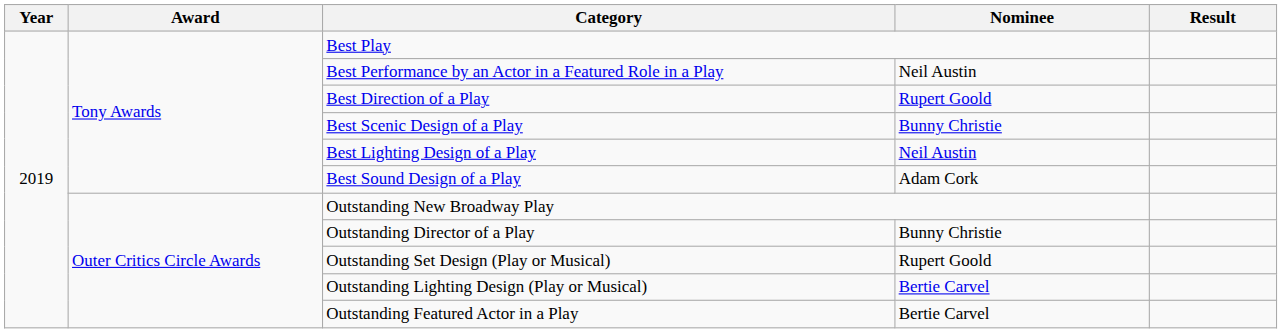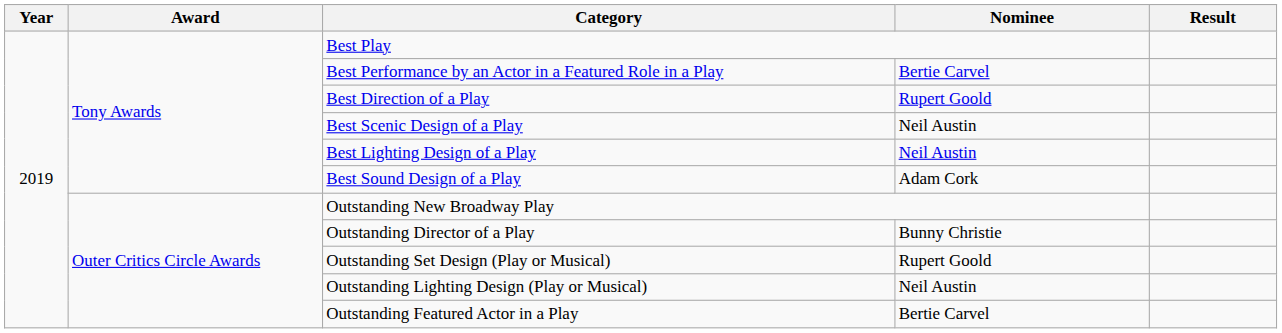(938, 71) Neil Austin -> (944, 71) Bertie Carvel
(950, 125) Bunny Christie -> (938, 125) Neil Austin
(944, 286) Bertie Carvel -> (938, 286) Neil Austin
